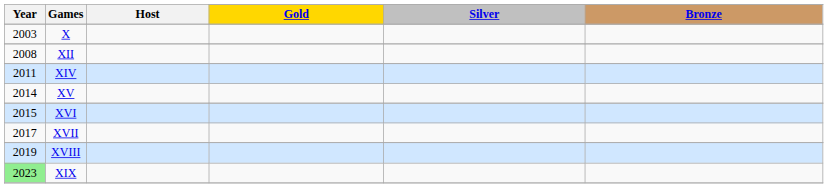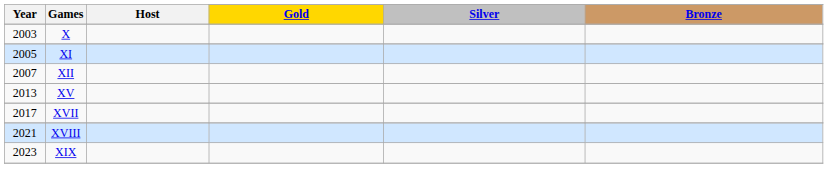+ row: (66, 54)
(25, 54) 2008 -> (25, 73) 2007
- row: (66, 73)
(25, 93) 2014 -> (25, 93) 2013
- row: (66, 113)
(25, 153) 2019 -> (25, 133) 2021
(25, 172) lightgreen background -> (25, 153) no background
